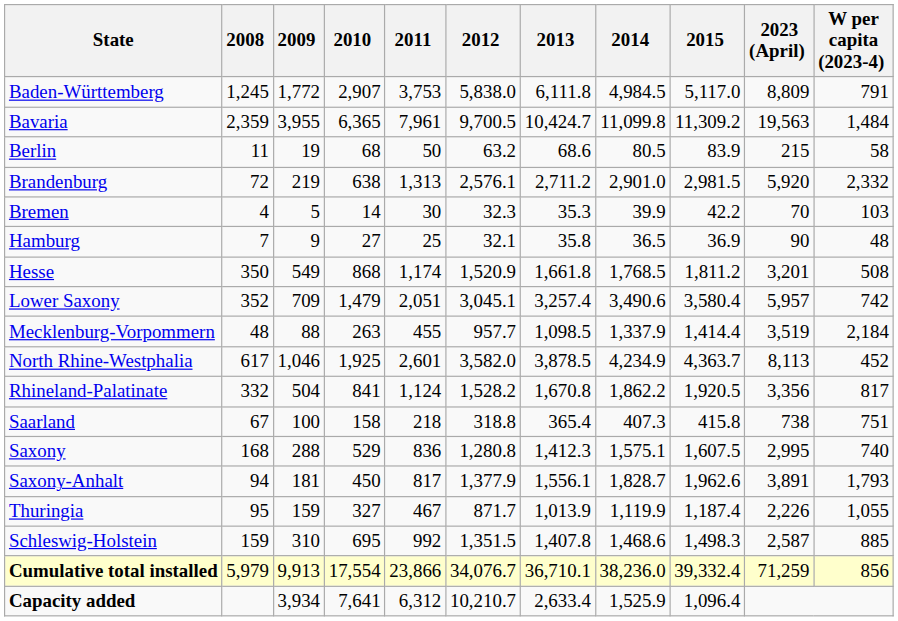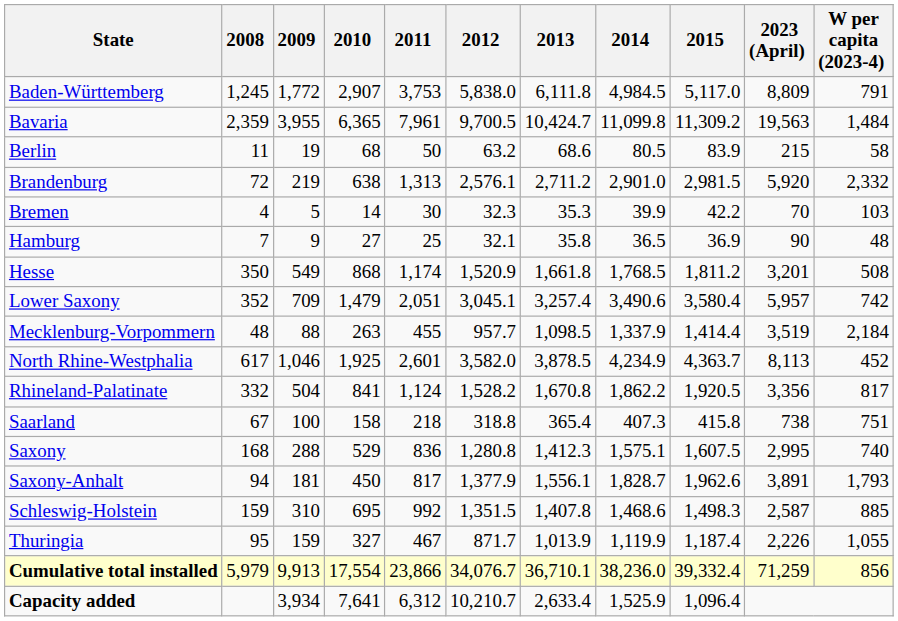rows swapped: (83, 541) <-> (46, 511)
